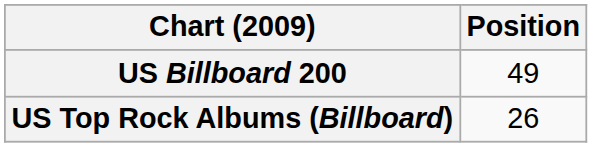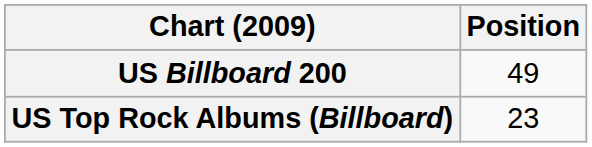(523, 118) 26 -> (523, 118) 23
